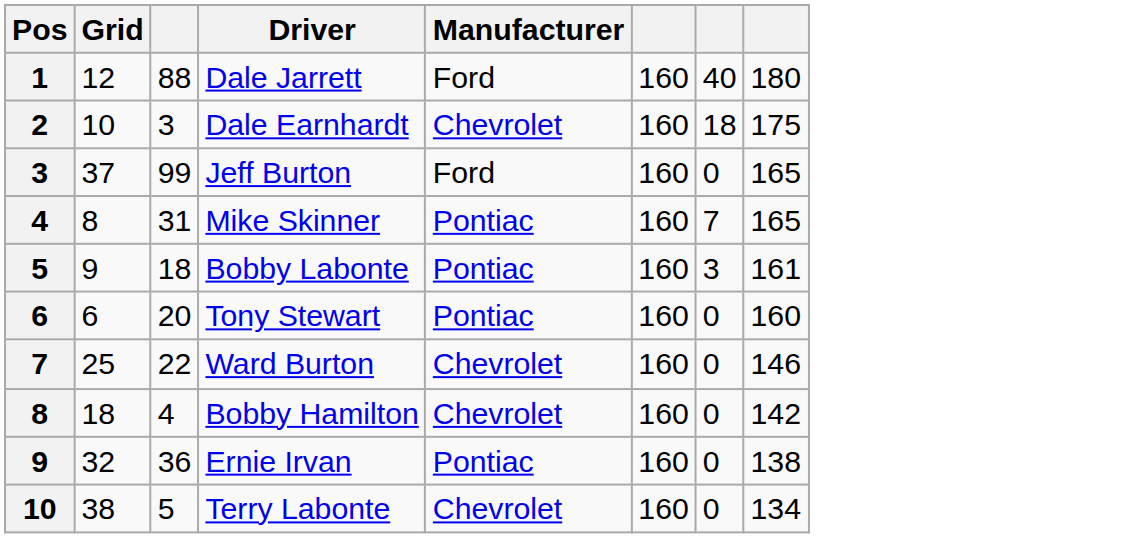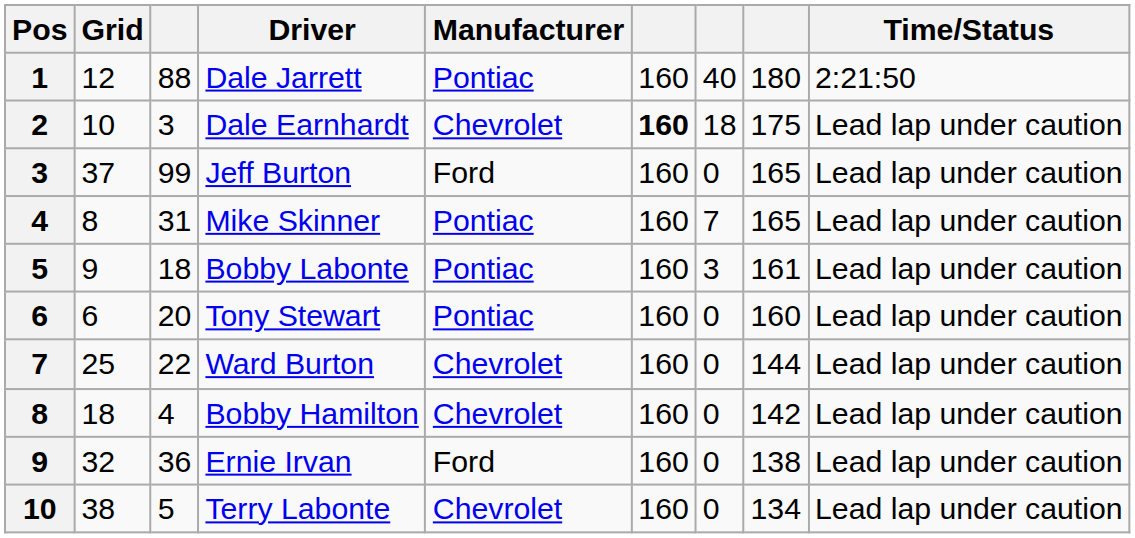+ column: (969, 29)
(464, 77) Ford -> (483, 77) Pontiac
(664, 125) normal -> (664, 125) bold
(776, 364) 146 -> (776, 364) 144
(483, 460) Pontiac -> (464, 460) Ford
